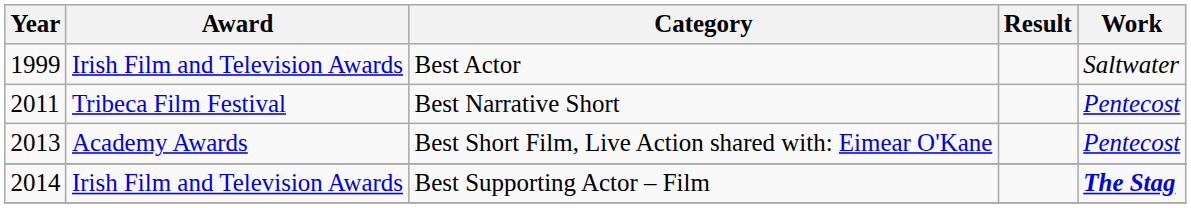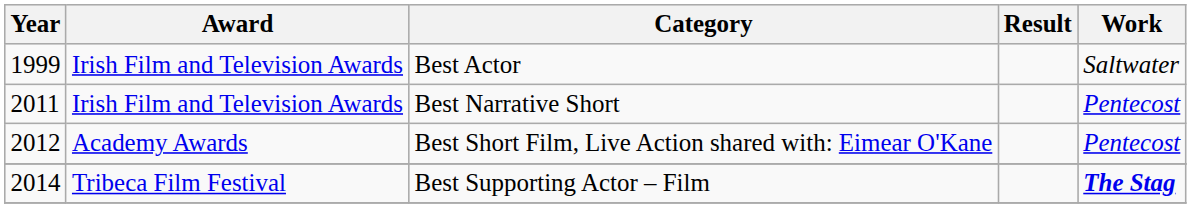(179, 103) Tribeca Film Festival -> (237, 103) Irish Film and Television Awards
(35, 143) 2013 -> (35, 143) 2012
(237, 182) Irish Film and Television Awards -> (179, 182) Tribeca Film Festival
